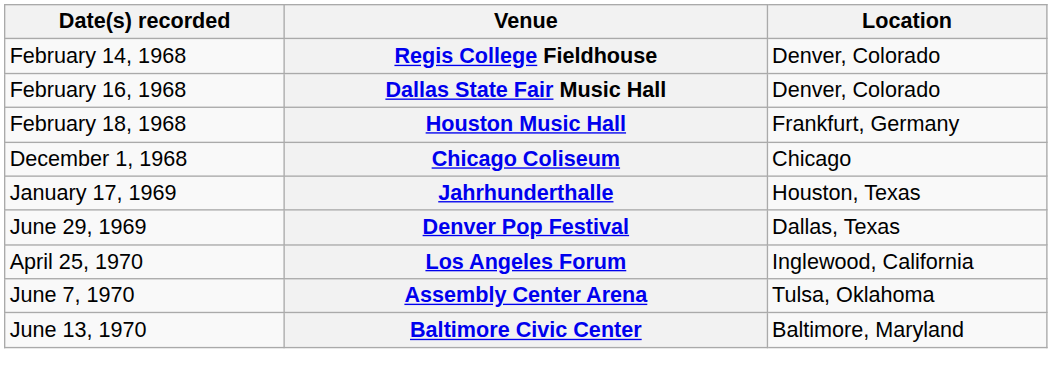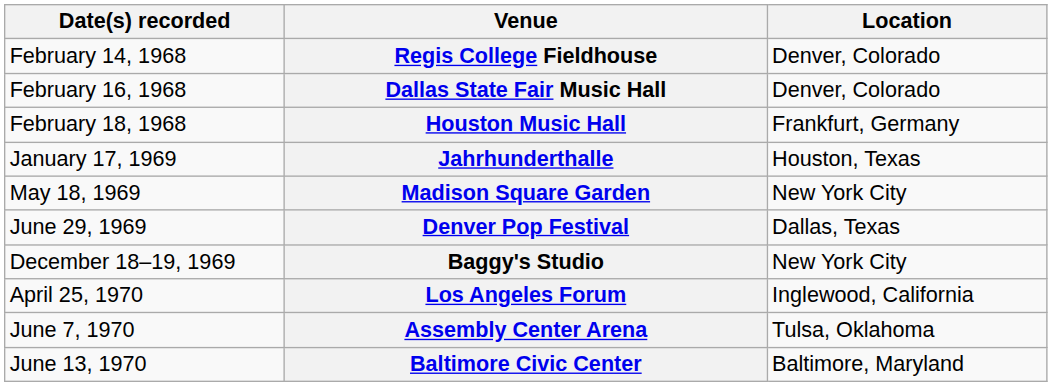- row: (526, 158)
+ row: (526, 192)
+ row: (526, 261)
